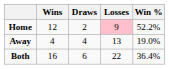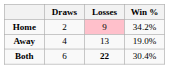- column: (52, 12)
(149, 27) 52.2% -> (145, 27) 34.2%
(116, 57) normal -> (104, 57) bold
(149, 57) 36.4% -> (145, 57) 30.4%
